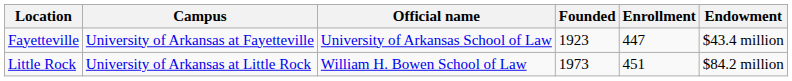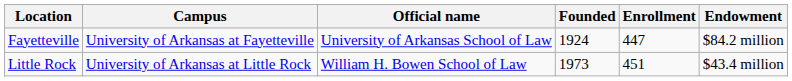(574, 40) 1923 -> (574, 40) 1924
(743, 40) $43.4 million -> (743, 40) $84.2 million
(743, 64) $84.2 million -> (743, 64) $43.4 million
